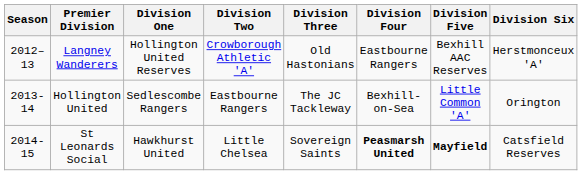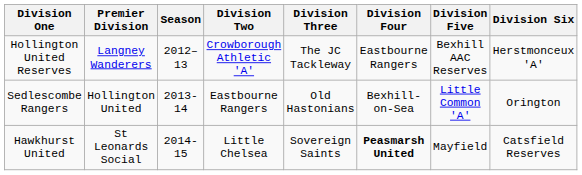columns swapped: (27, 20) <-> (164, 20)
(321, 58) Old Hastonians -> (321, 58) The JC Tackleway
(321, 103) The JC Tackleway -> (321, 103) Old Hastonians
(460, 147) bold -> (460, 147) normal
